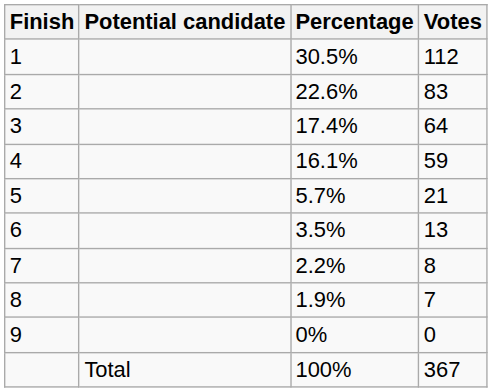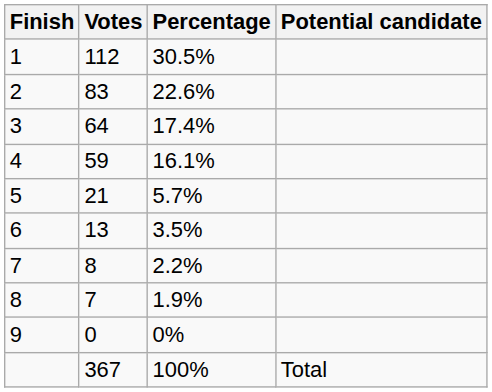columns swapped: (185, 21) <-> (453, 21)
